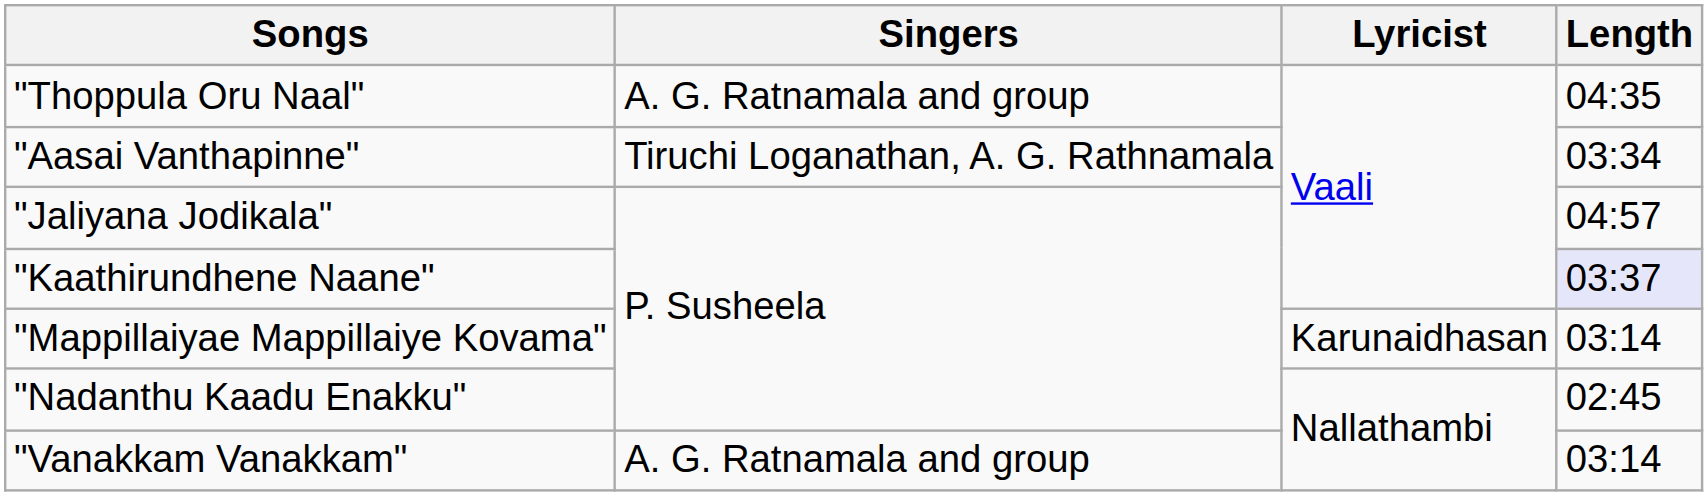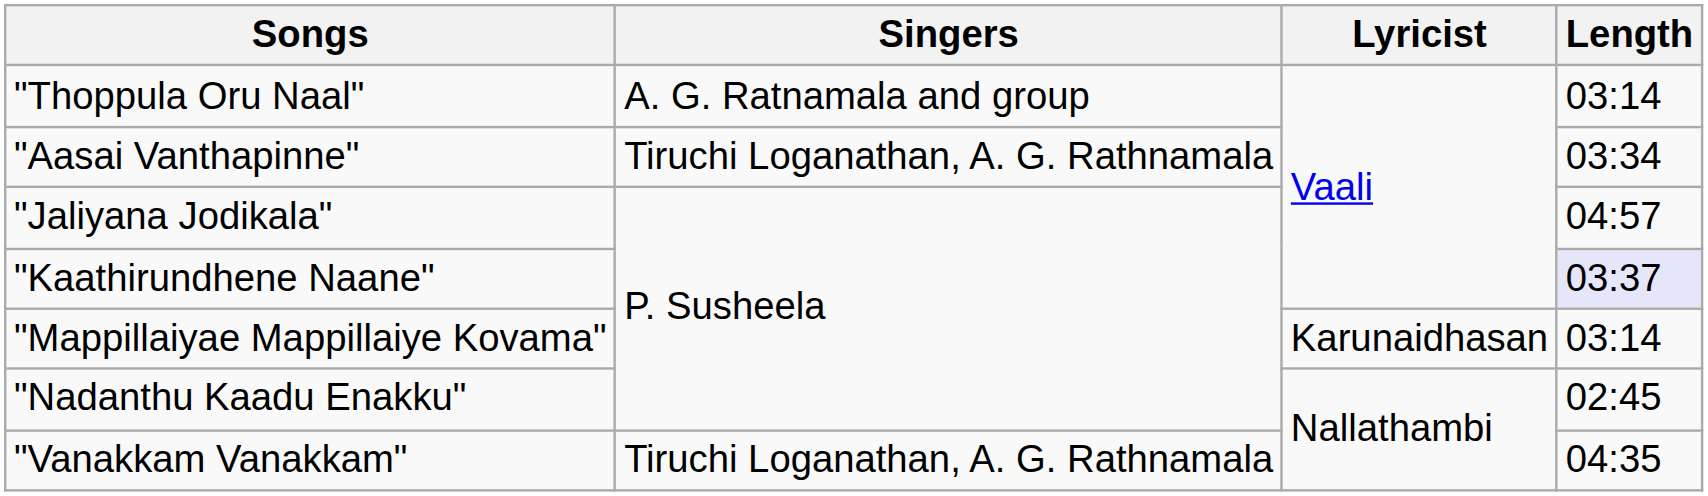(1614, 95) 04:35 -> (1614, 95) 03:14
(857, 459) A. G. Ratnamala and group -> (949, 459) Tiruchi Loganathan, A. G. Rathnamala
(1614, 459) 03:14 -> (1614, 459) 04:35
